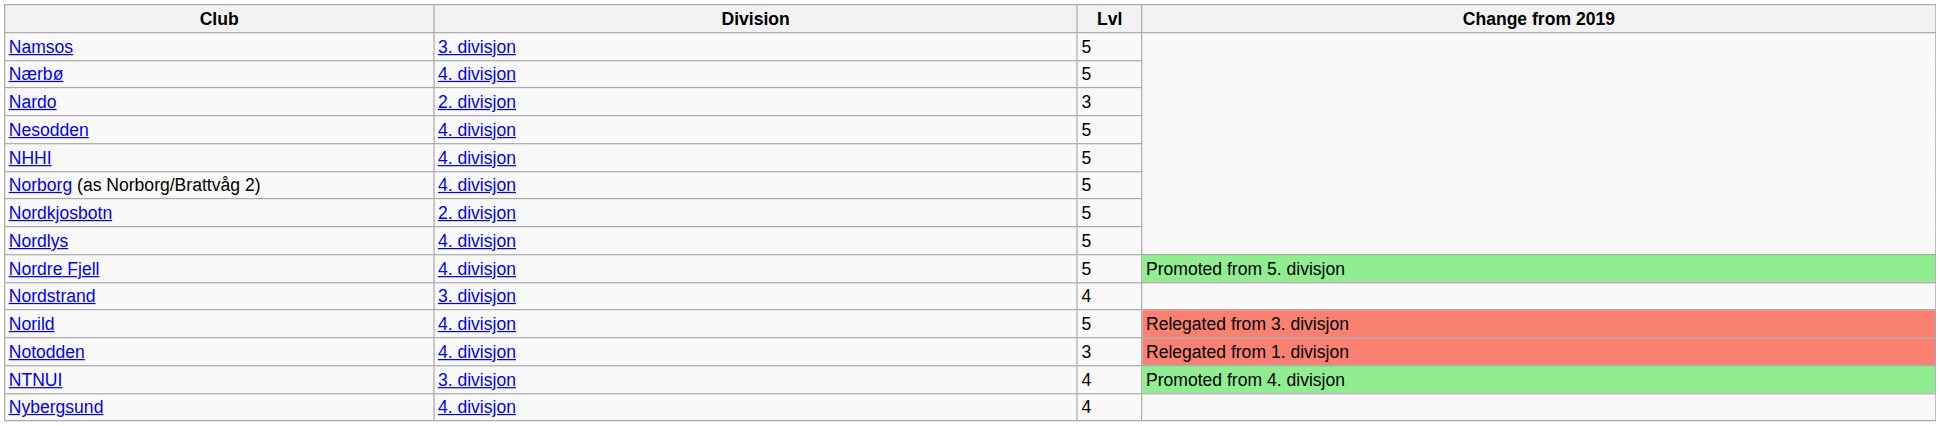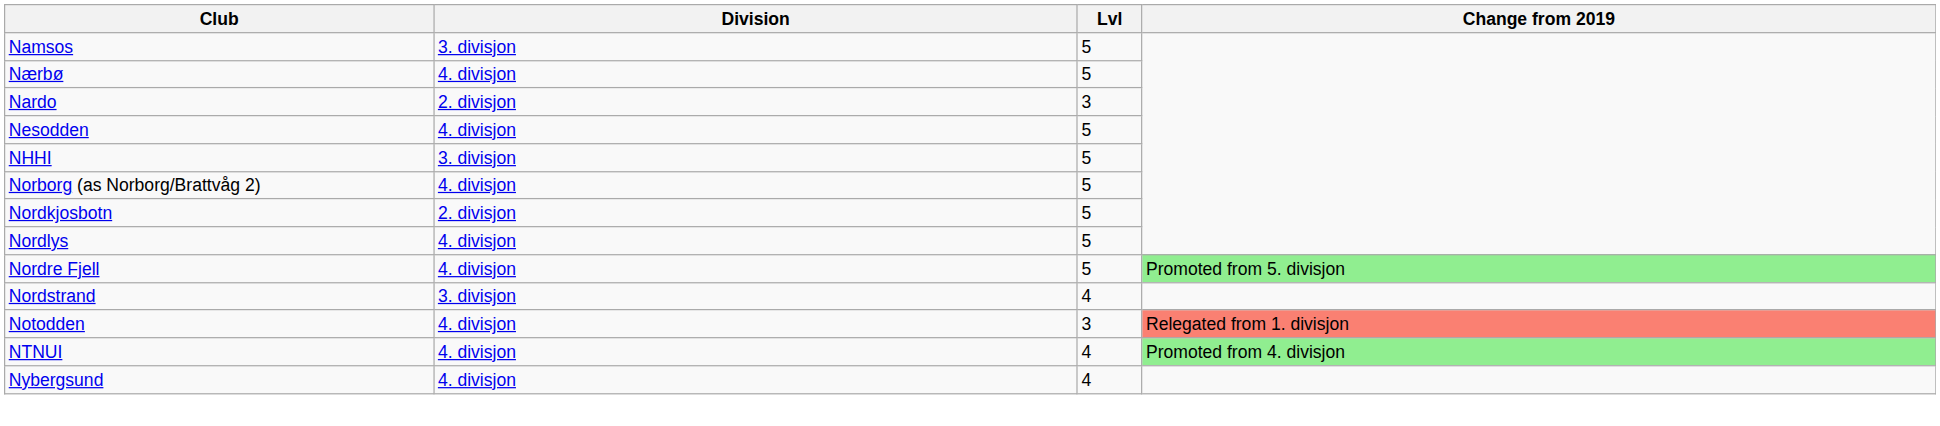(477, 158) 4. divisjon -> (477, 158) 3. divisjon
- row: (32, 324)
(477, 380) 3. divisjon -> (477, 352) 4. divisjon
